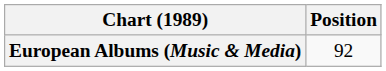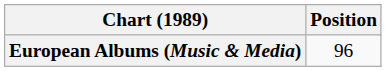(344, 50) 92 -> (344, 50) 96
